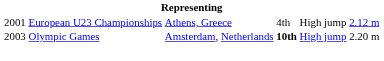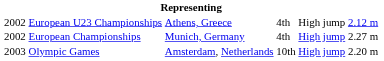(15, 22) 2001 -> (15, 22) 2002
+ row: (85, 37)
(287, 37) bold -> (286, 52) normal
